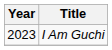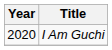(22, 34) 2023 -> (22, 34) 2020
